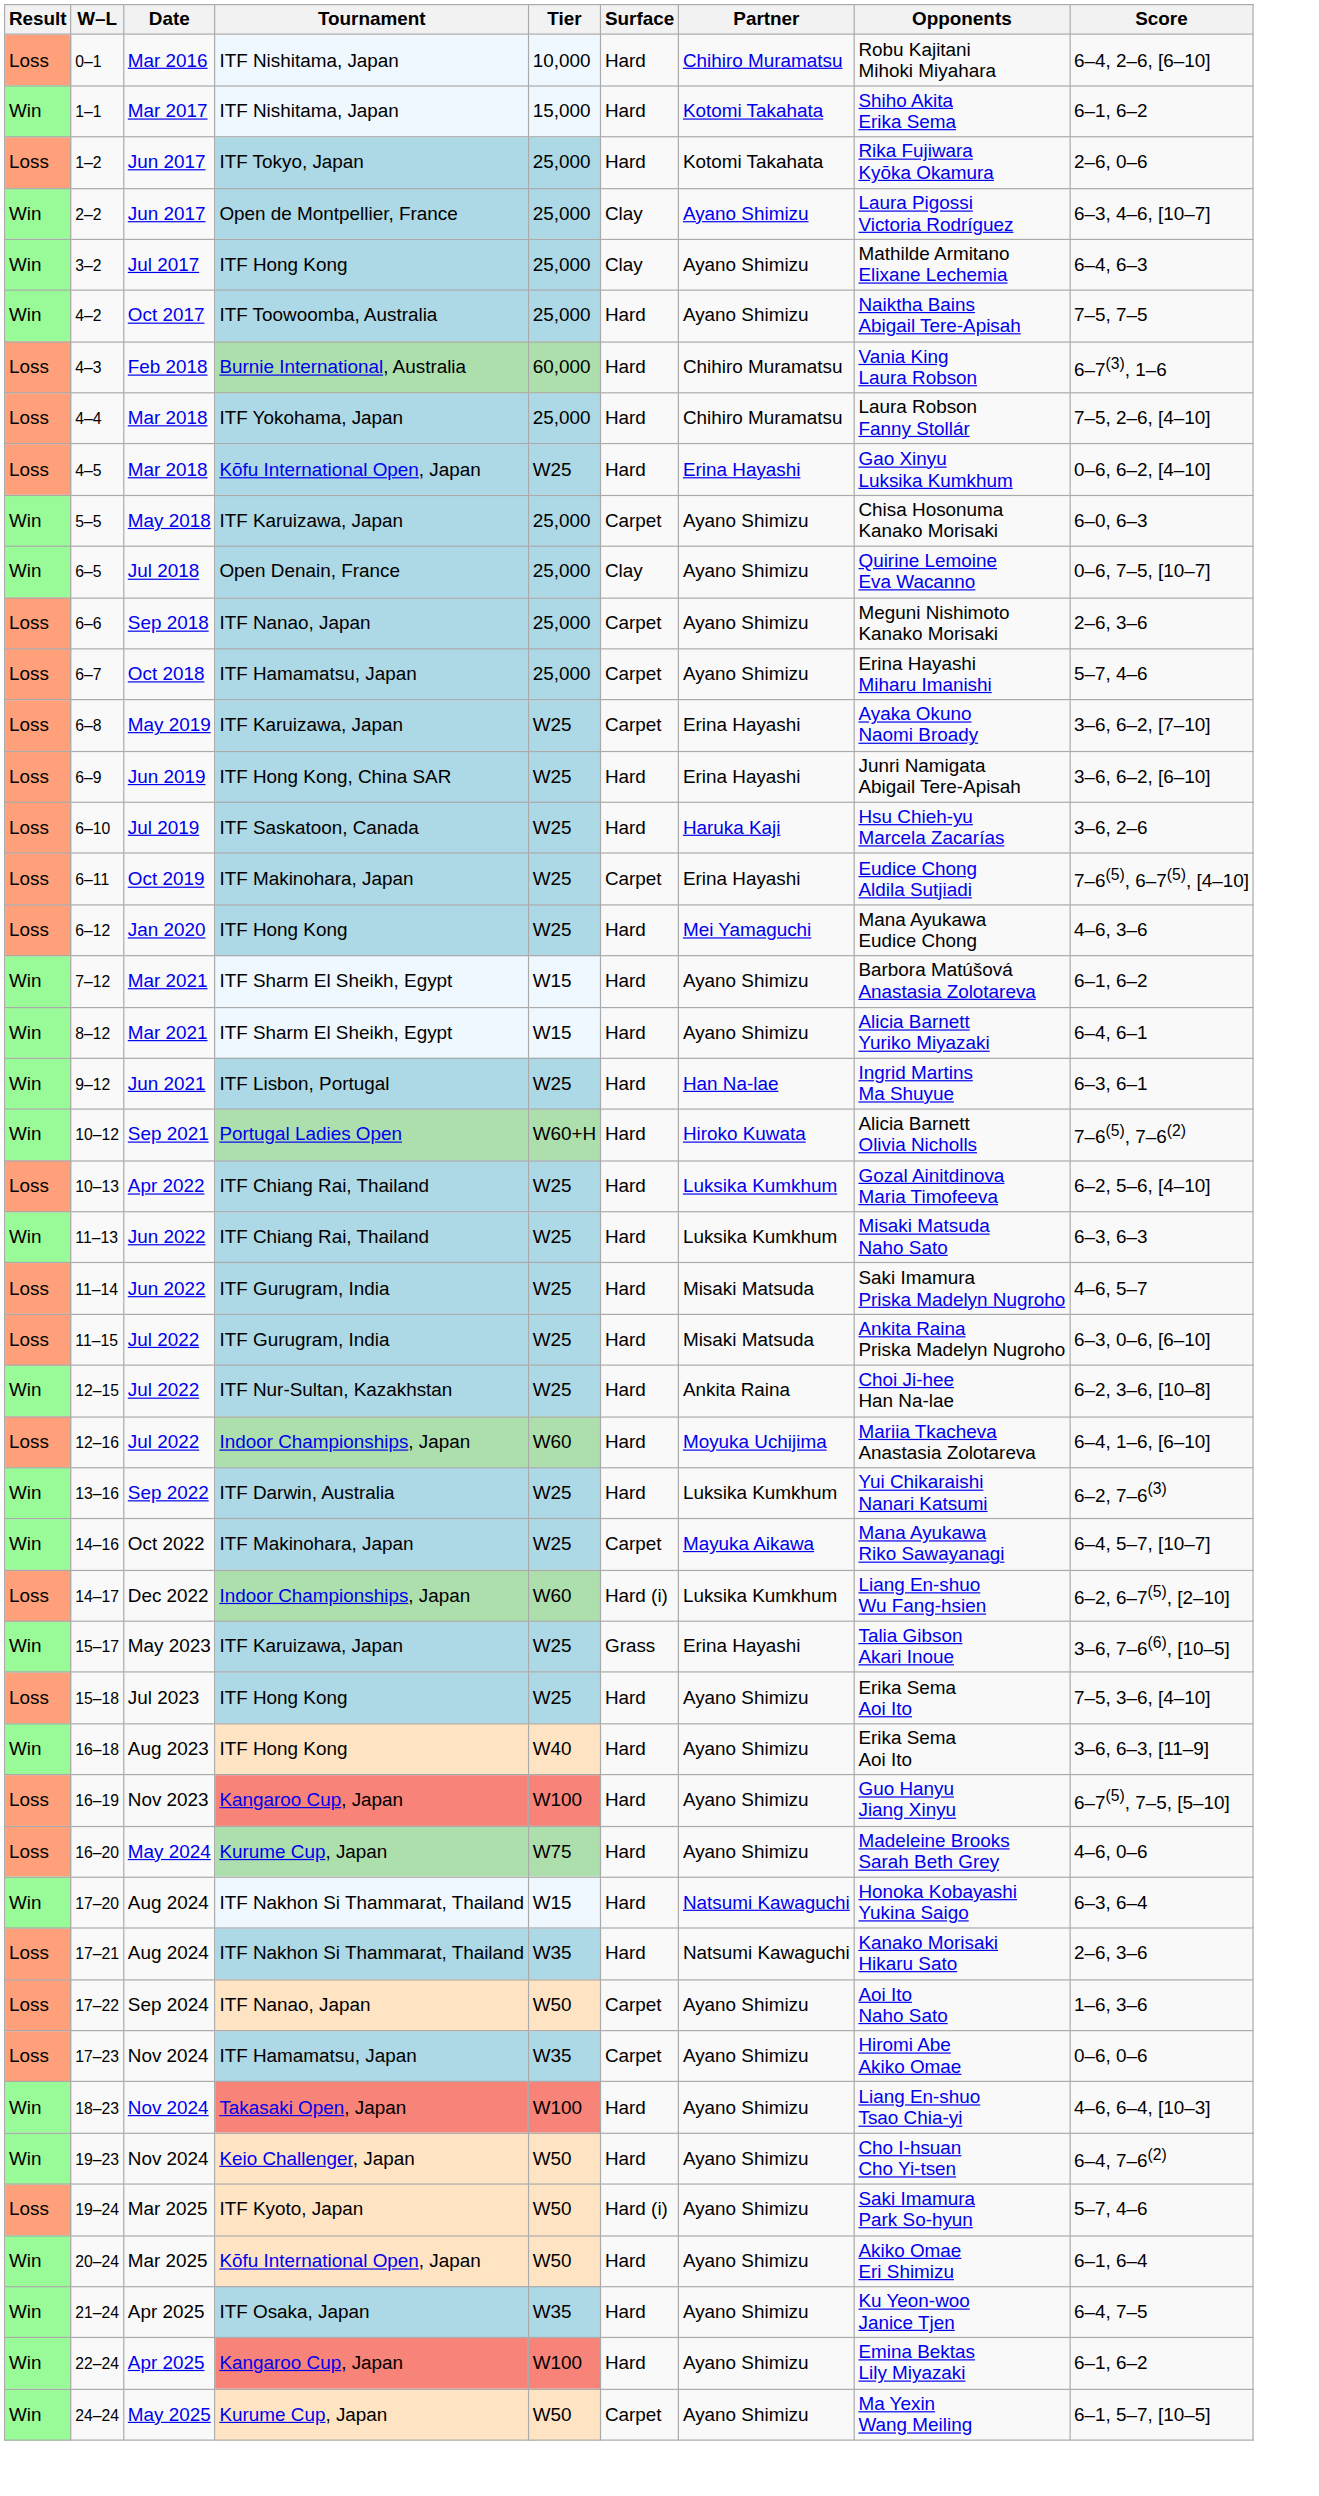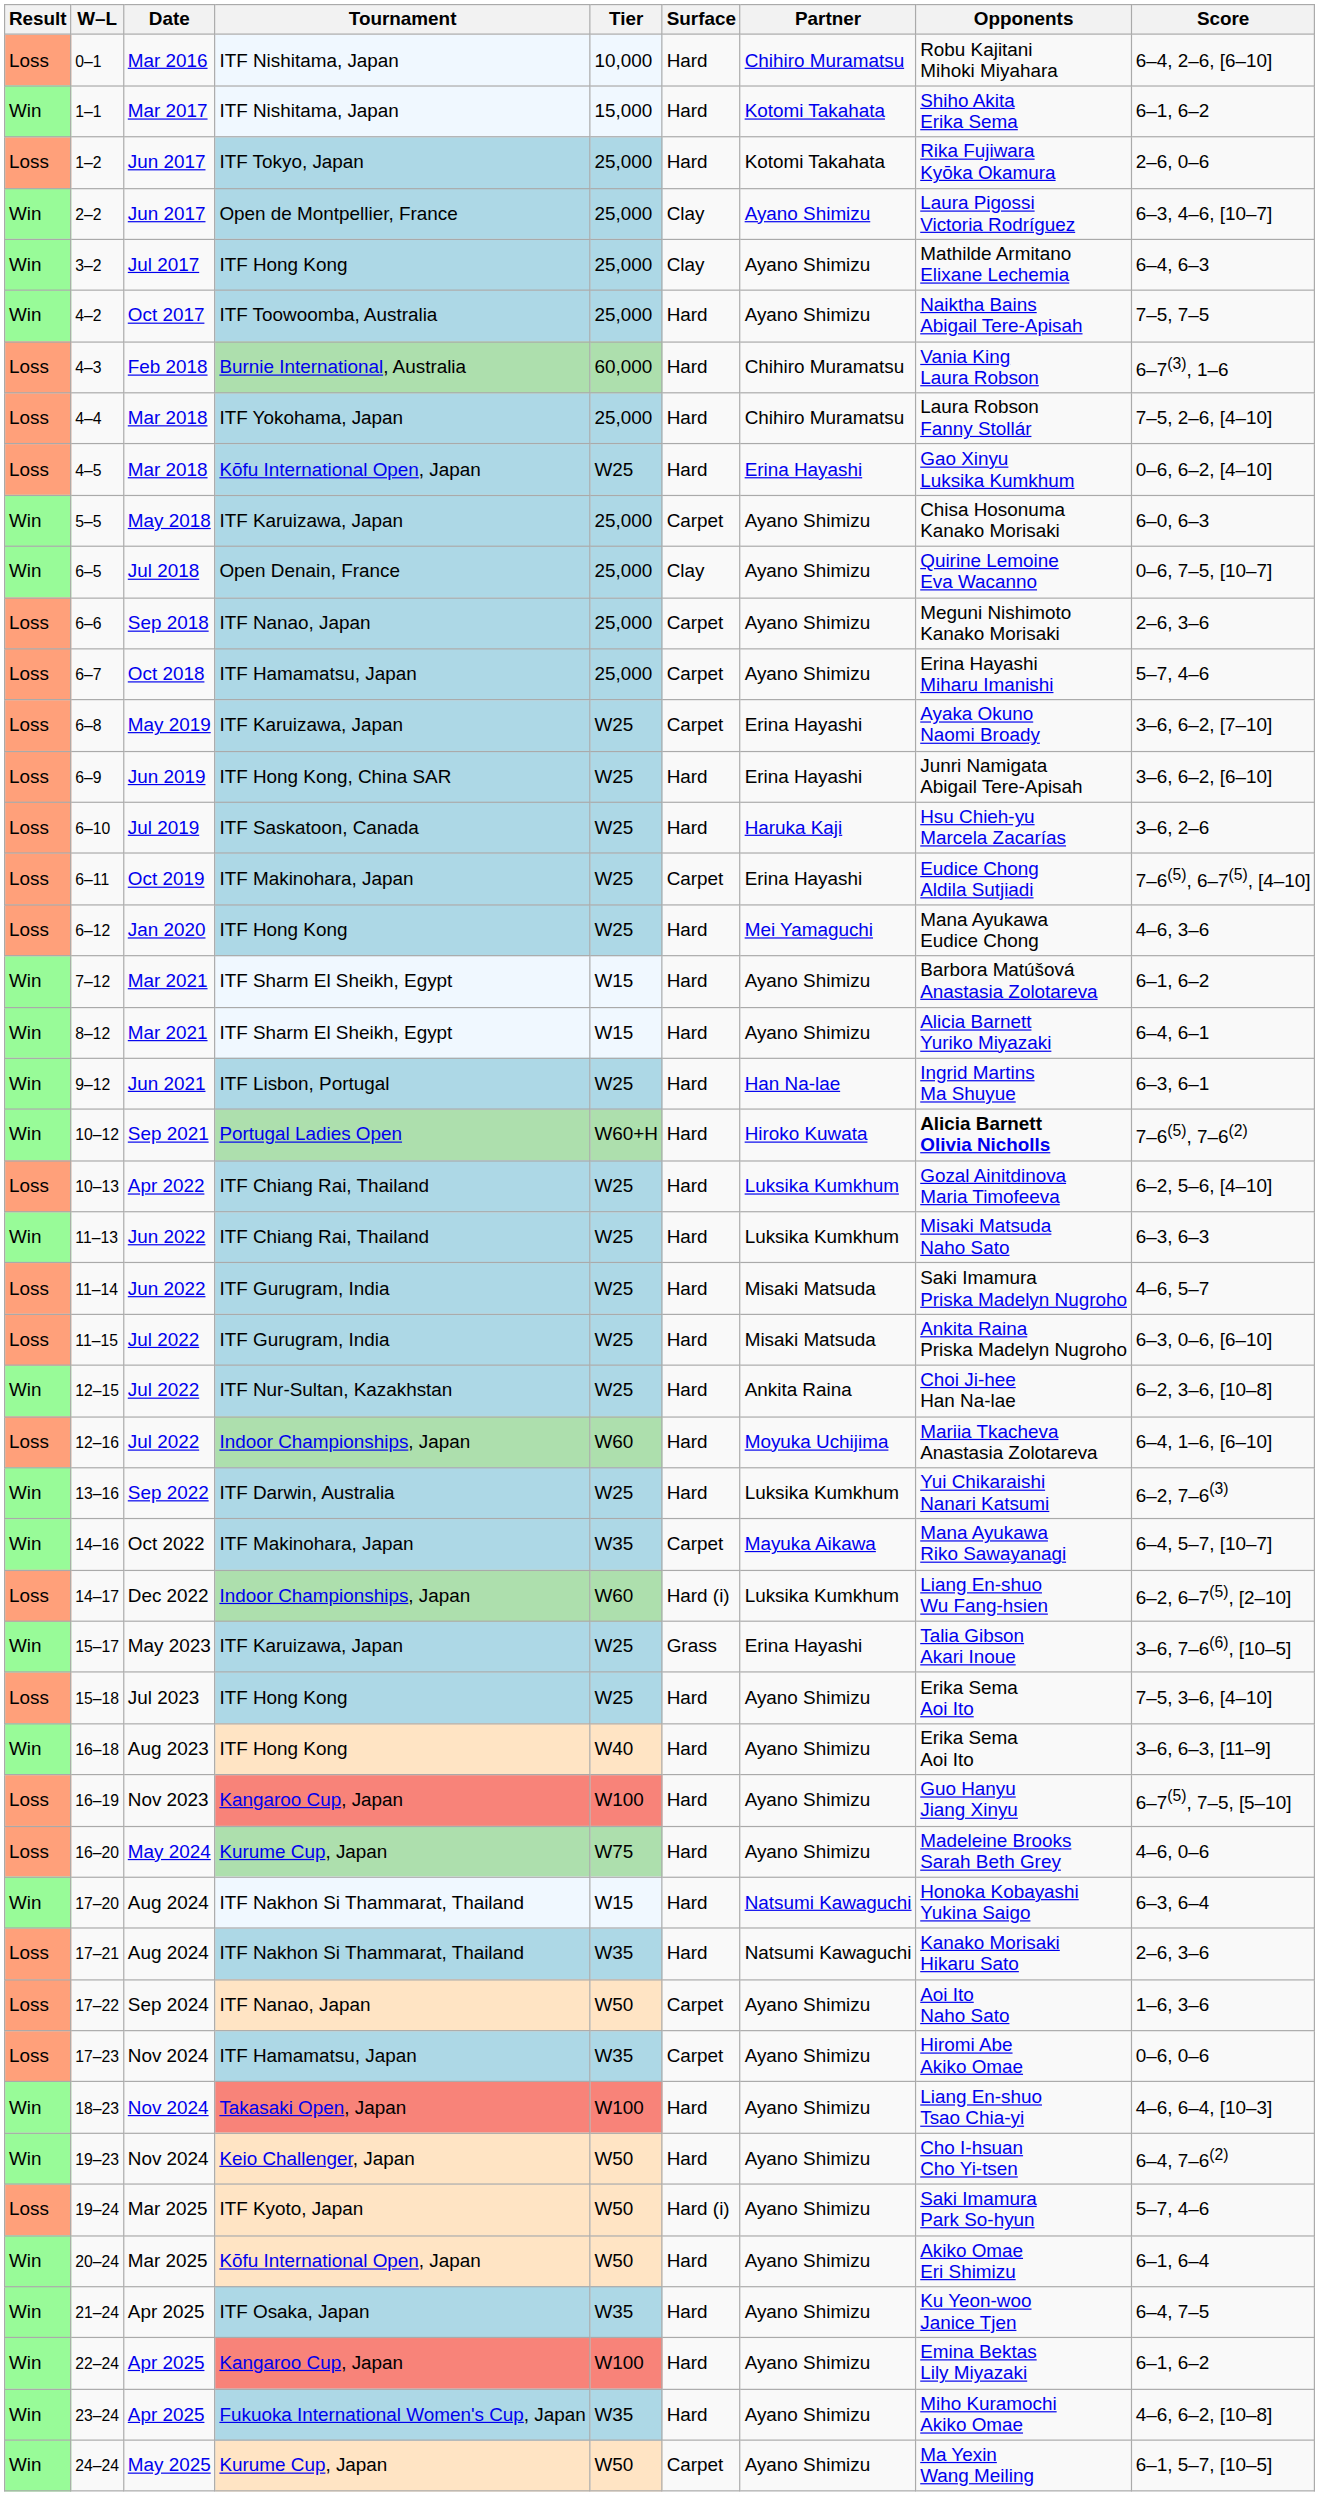(918, 1134) normal -> (985, 1134) bold
(552, 1544) W25 -> (614, 1544) W35
+ row: (97, 2415)
